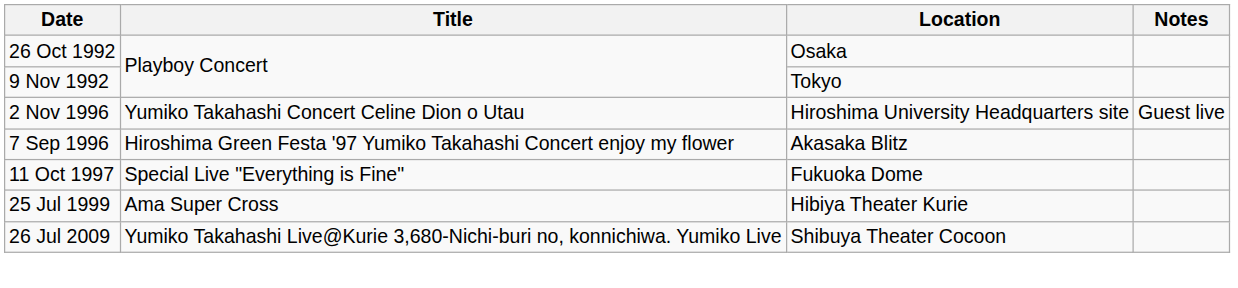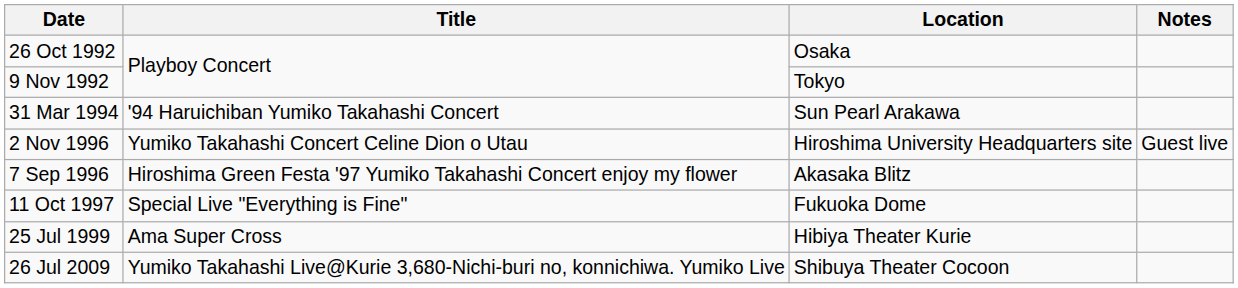+ row: (64, 112)
